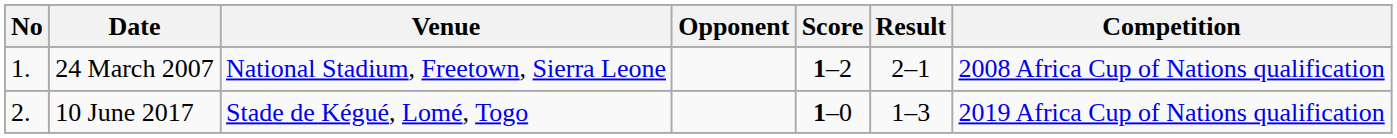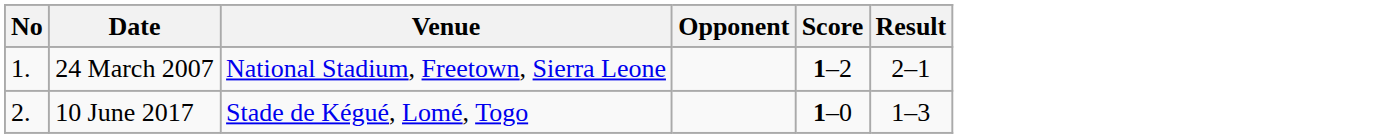- column: (1172, 25)
